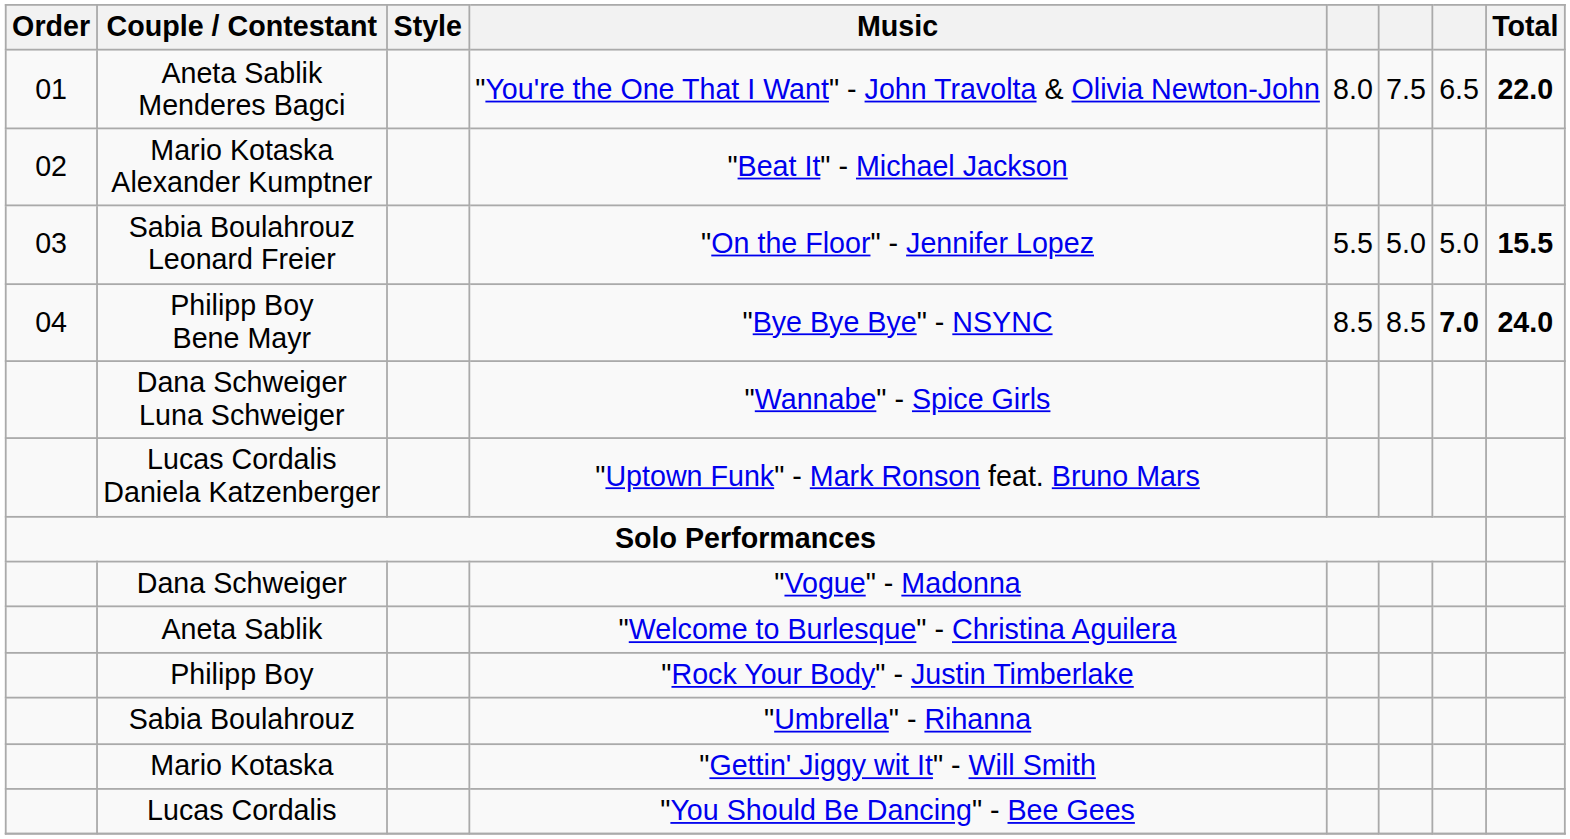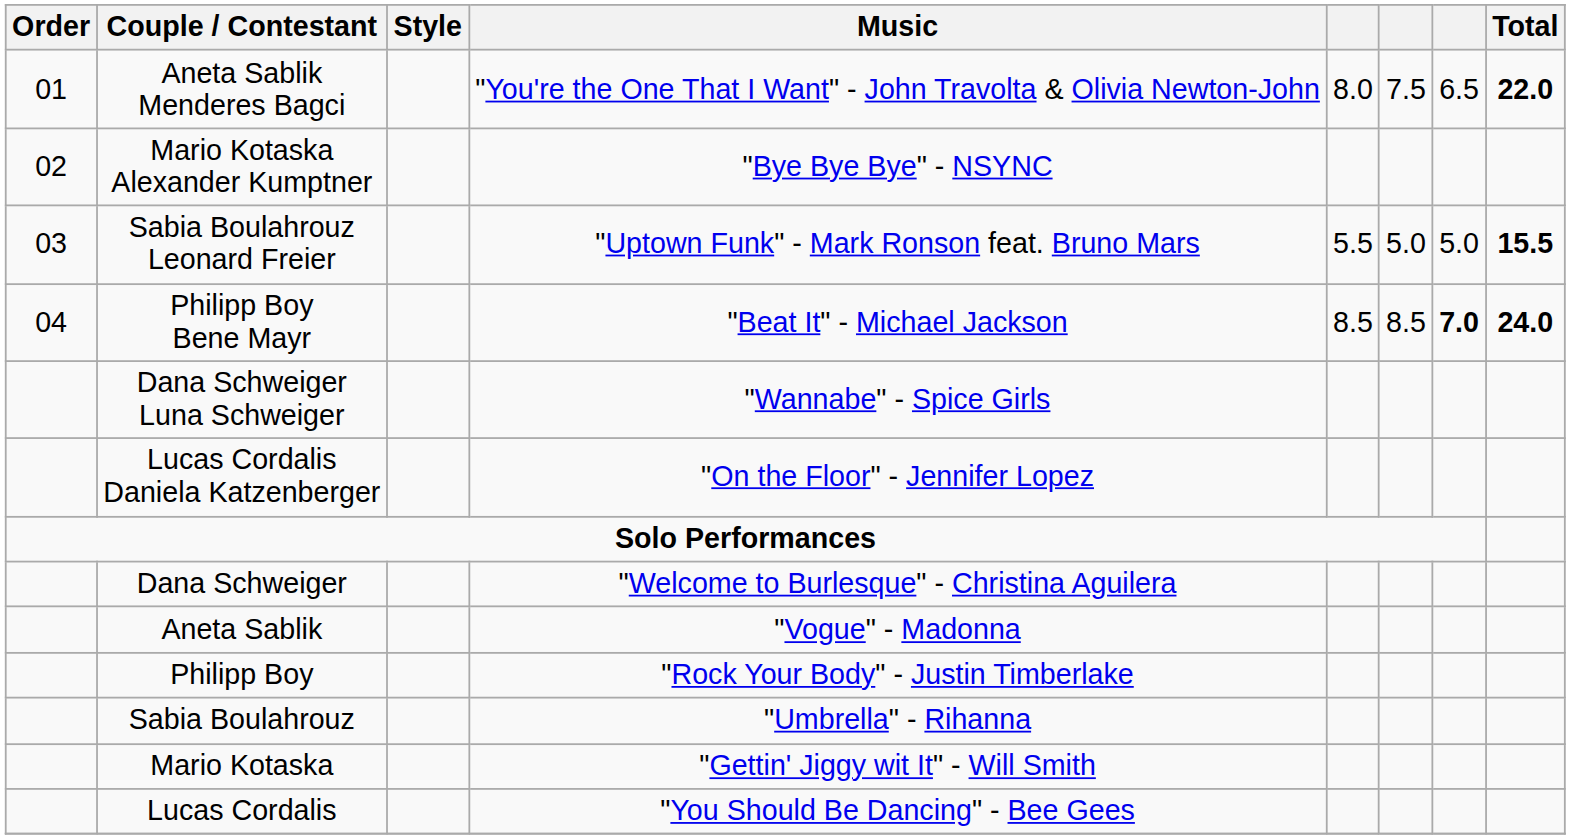(898, 166) "Beat It" - Michael Jackson -> (898, 166) "Bye Bye Bye" - NSYNC
(898, 244) "On the Floor" - Jennifer Lopez -> (898, 244) "Uptown Funk" - Mark Ronson feat. Bruno Mars
(898, 321) "Bye Bye Bye" - NSYNC -> (898, 321) "Beat It" - Michael Jackson
(898, 476) "Uptown Funk" - Mark Ronson feat. Bruno Mars -> (898, 476) "On the Floor" - Jennifer Lopez
(898, 583) "Vogue" - Madonna -> (898, 583) "Welcome to Burlesque" - Christina Aguilera
(898, 629) "Welcome to Burlesque" - Christina Aguilera -> (898, 629) "Vogue" - Madonna
